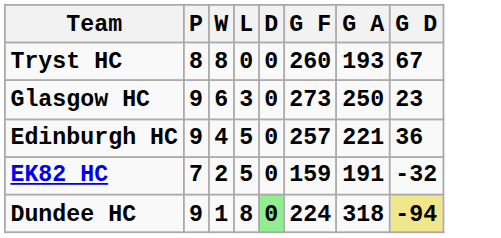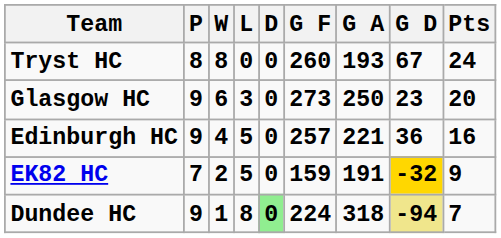+ column: (469, 24)
(416, 176) no background -> (416, 176) gold background
